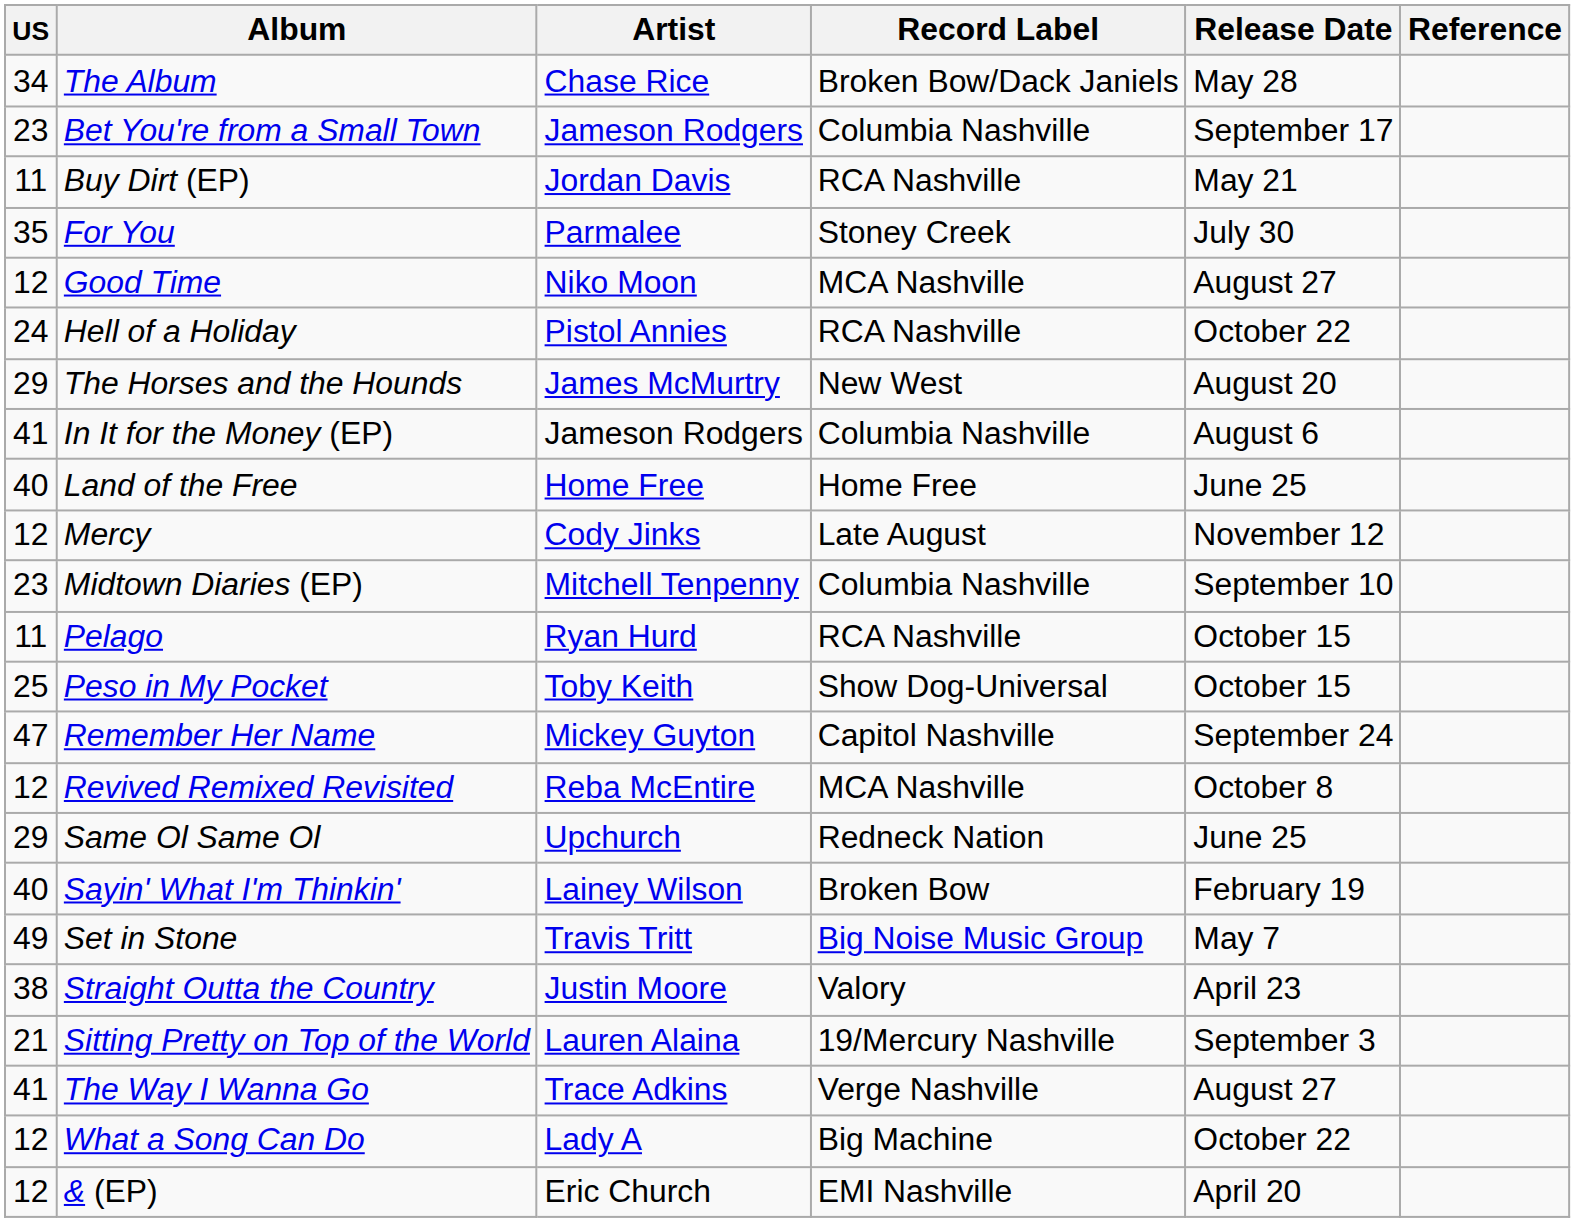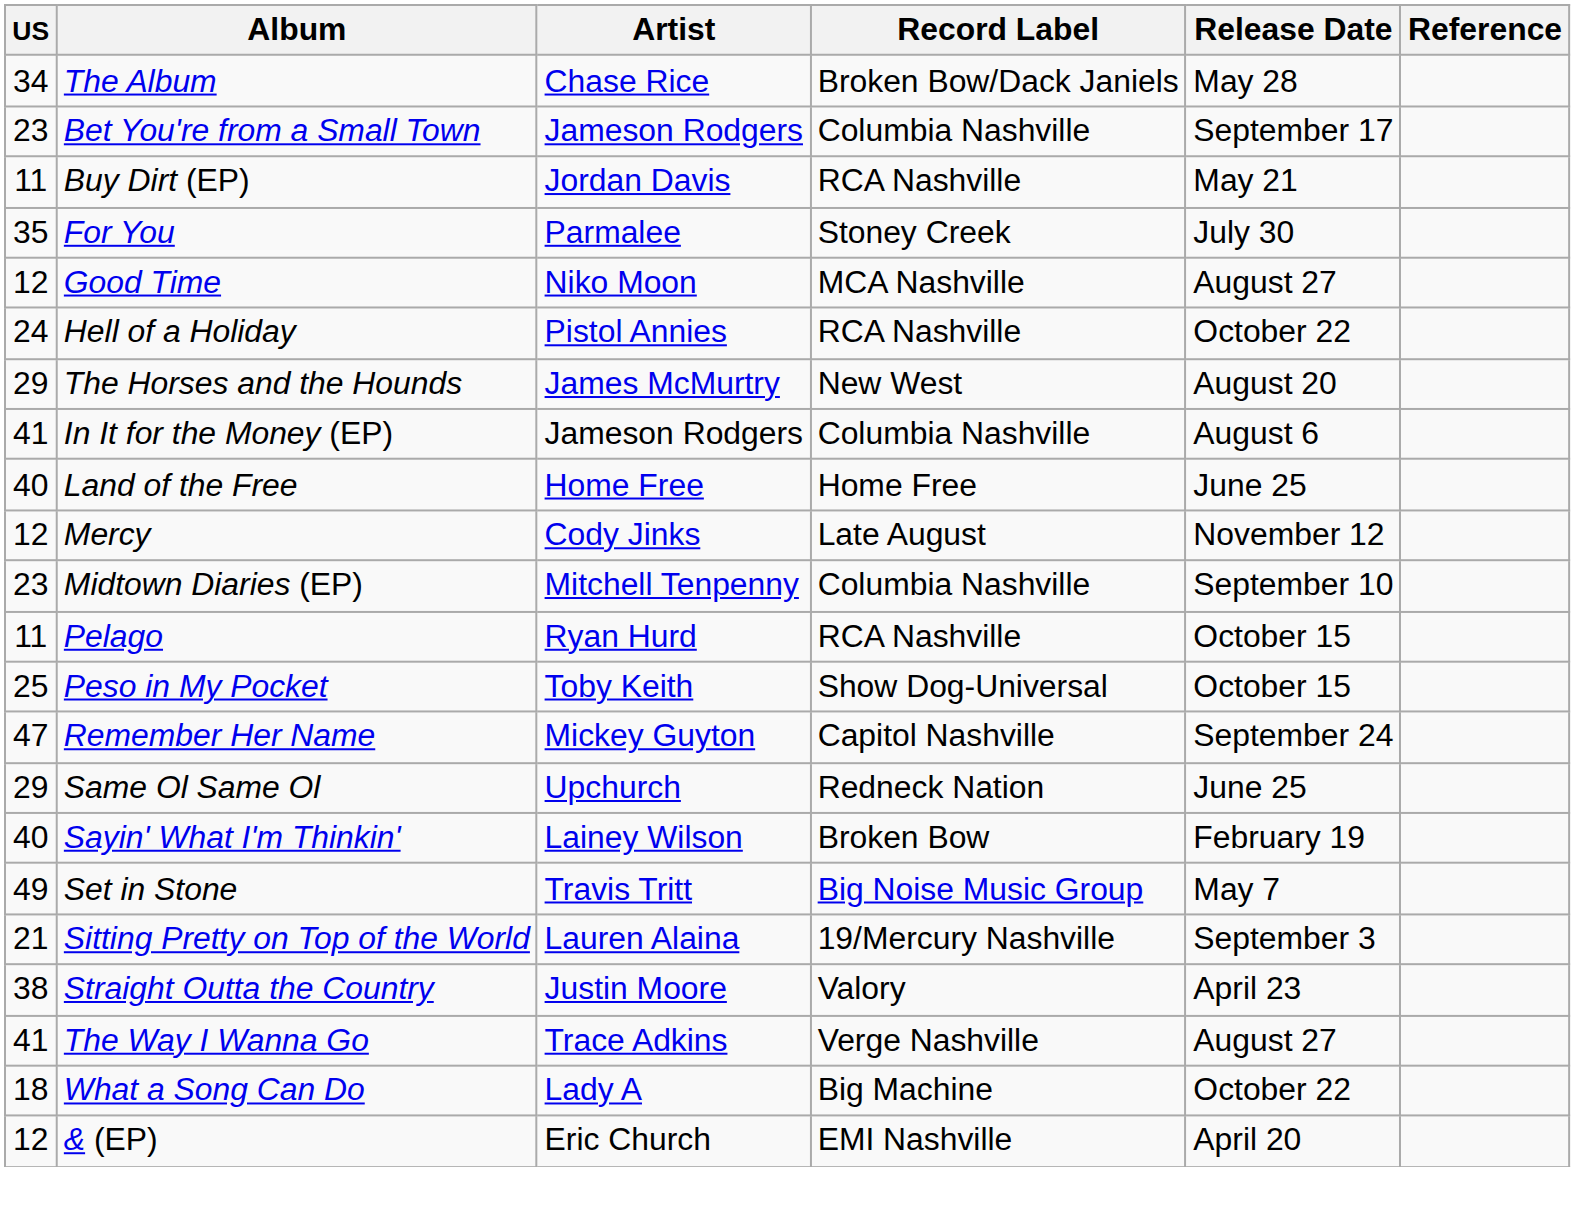- row: (259, 787)
rows swapped: (297, 1039) <-> (249, 989)
(31, 1140) 12 -> (31, 1090) 18
